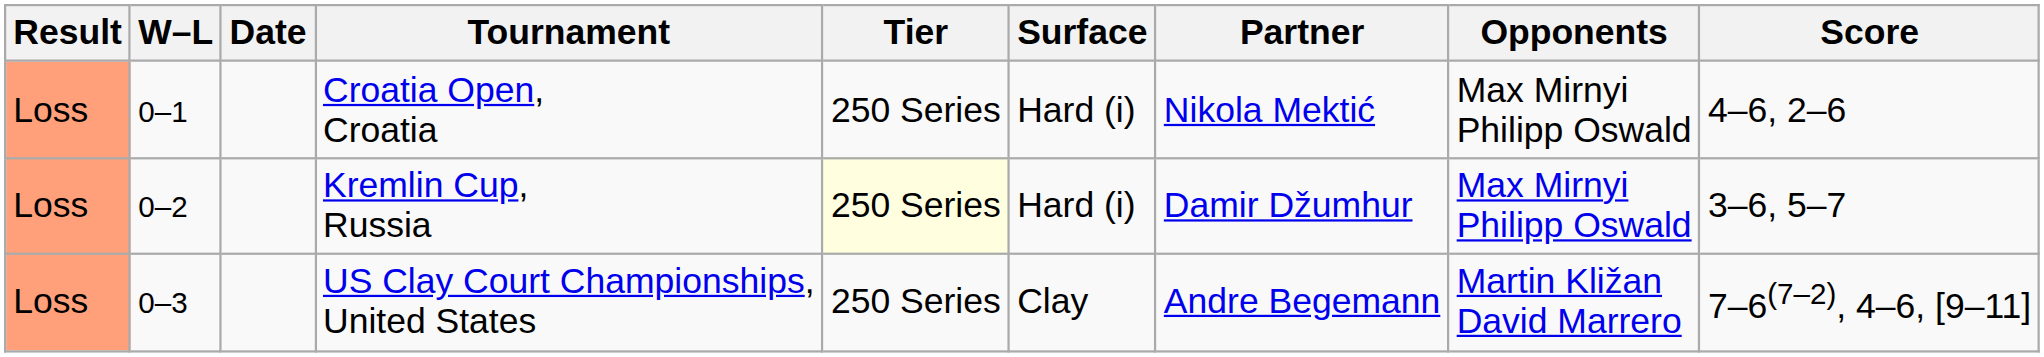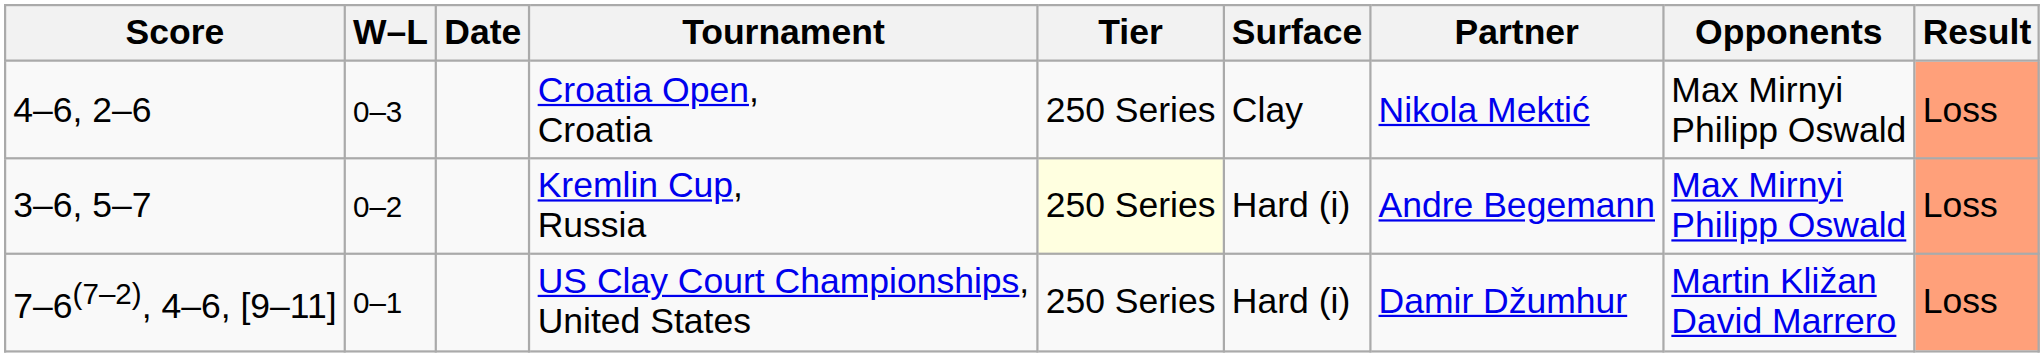columns swapped: (68, 32) <-> (1870, 32)
(163, 111) 0–1 -> (378, 111) 0–3
(1076, 108) Hard (i) -> (1267, 108) Clay
(1288, 205) Damir Džumhur -> (1517, 205) Andre Begemann
(163, 303) 0–3 -> (378, 303) 0–1
(1053, 301) Clay -> (1291, 301) Hard (i)
(1302, 301) Andre Begemann -> (1503, 301) Damir Džumhur
